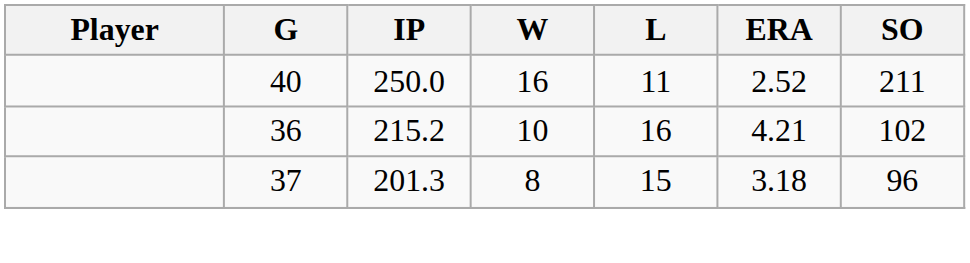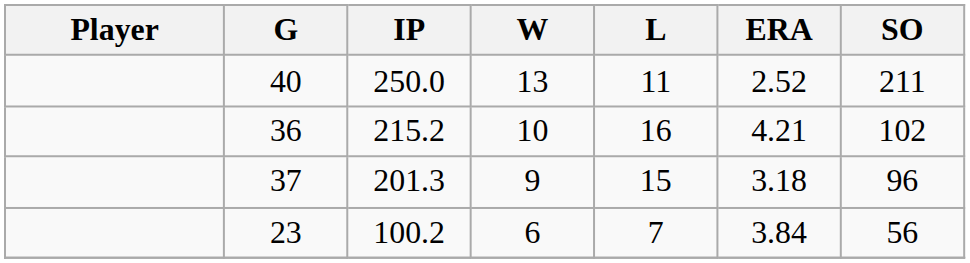(532, 80) 16 -> (532, 80) 13
(532, 181) 8 -> (532, 181) 9
+ row: (286, 231)
